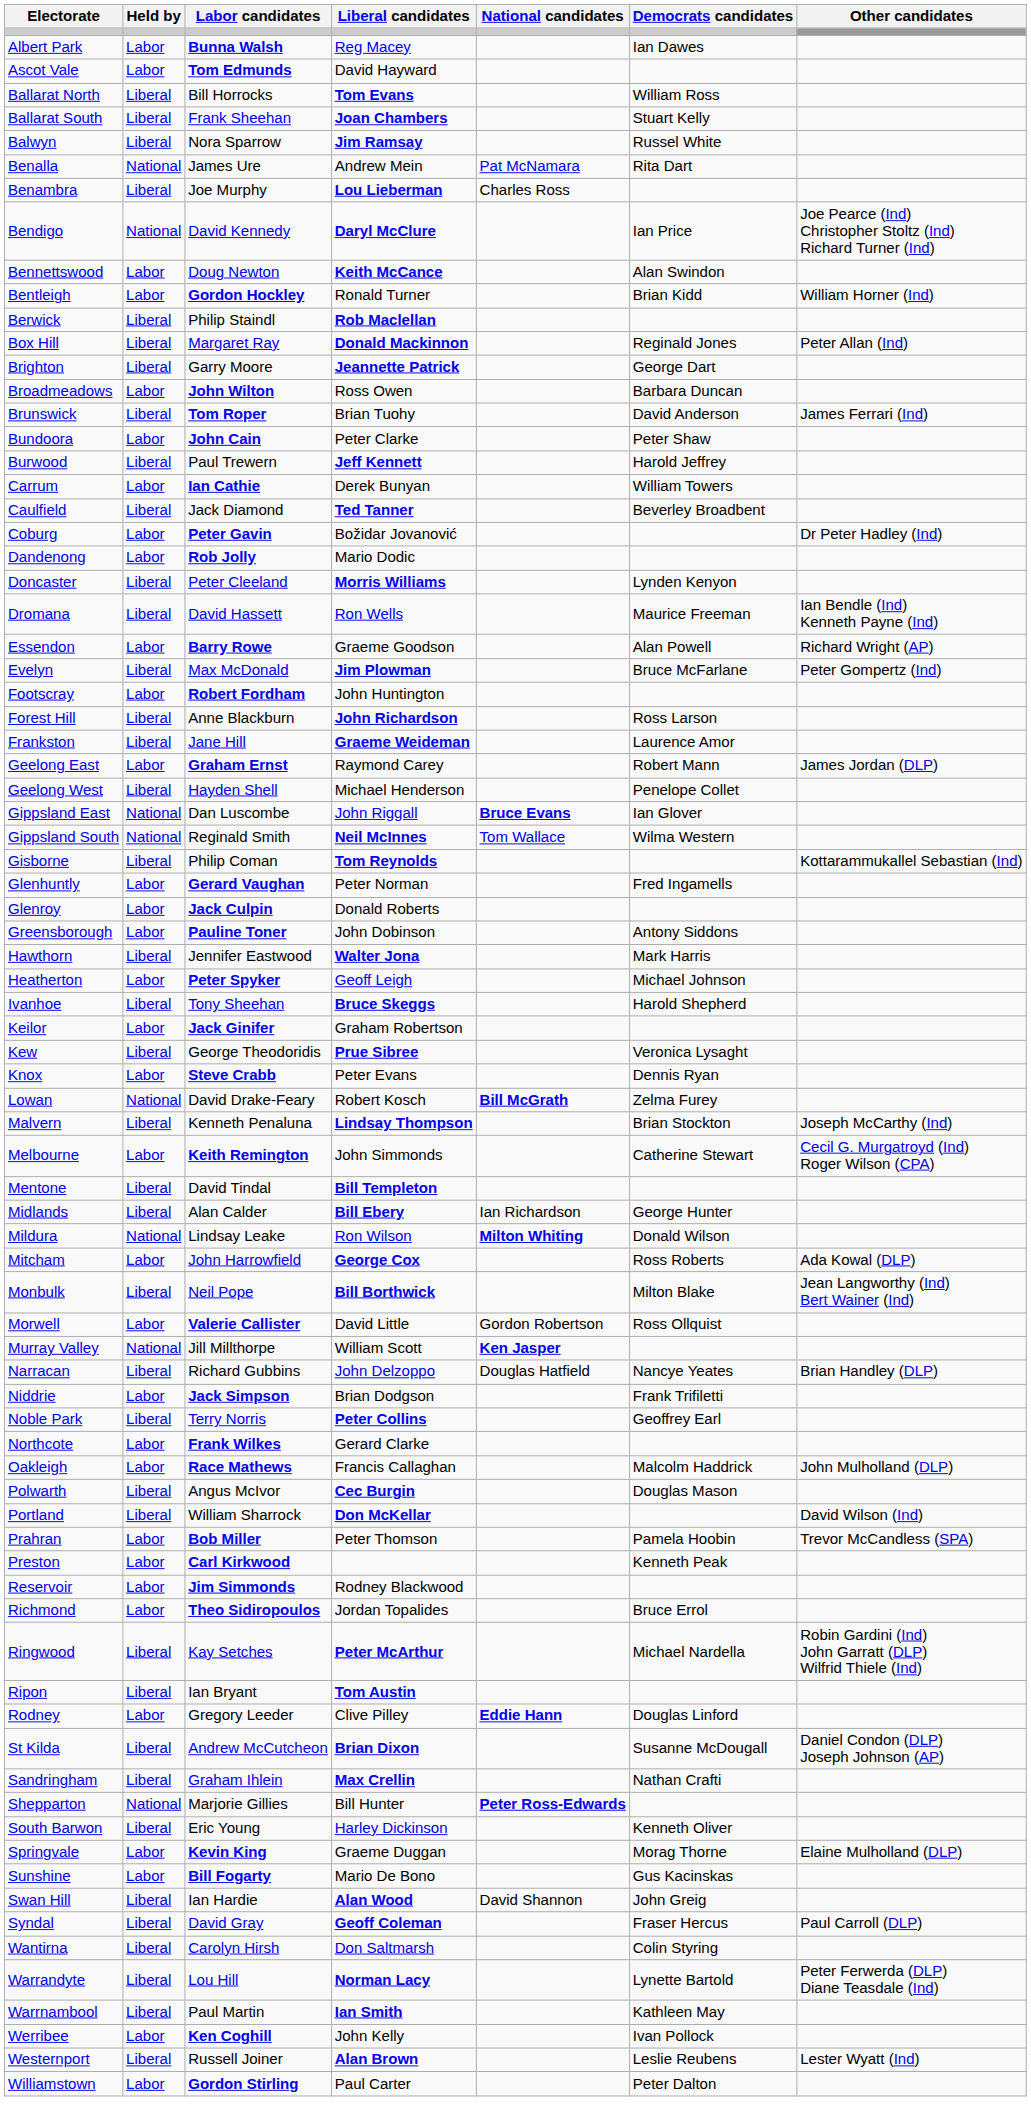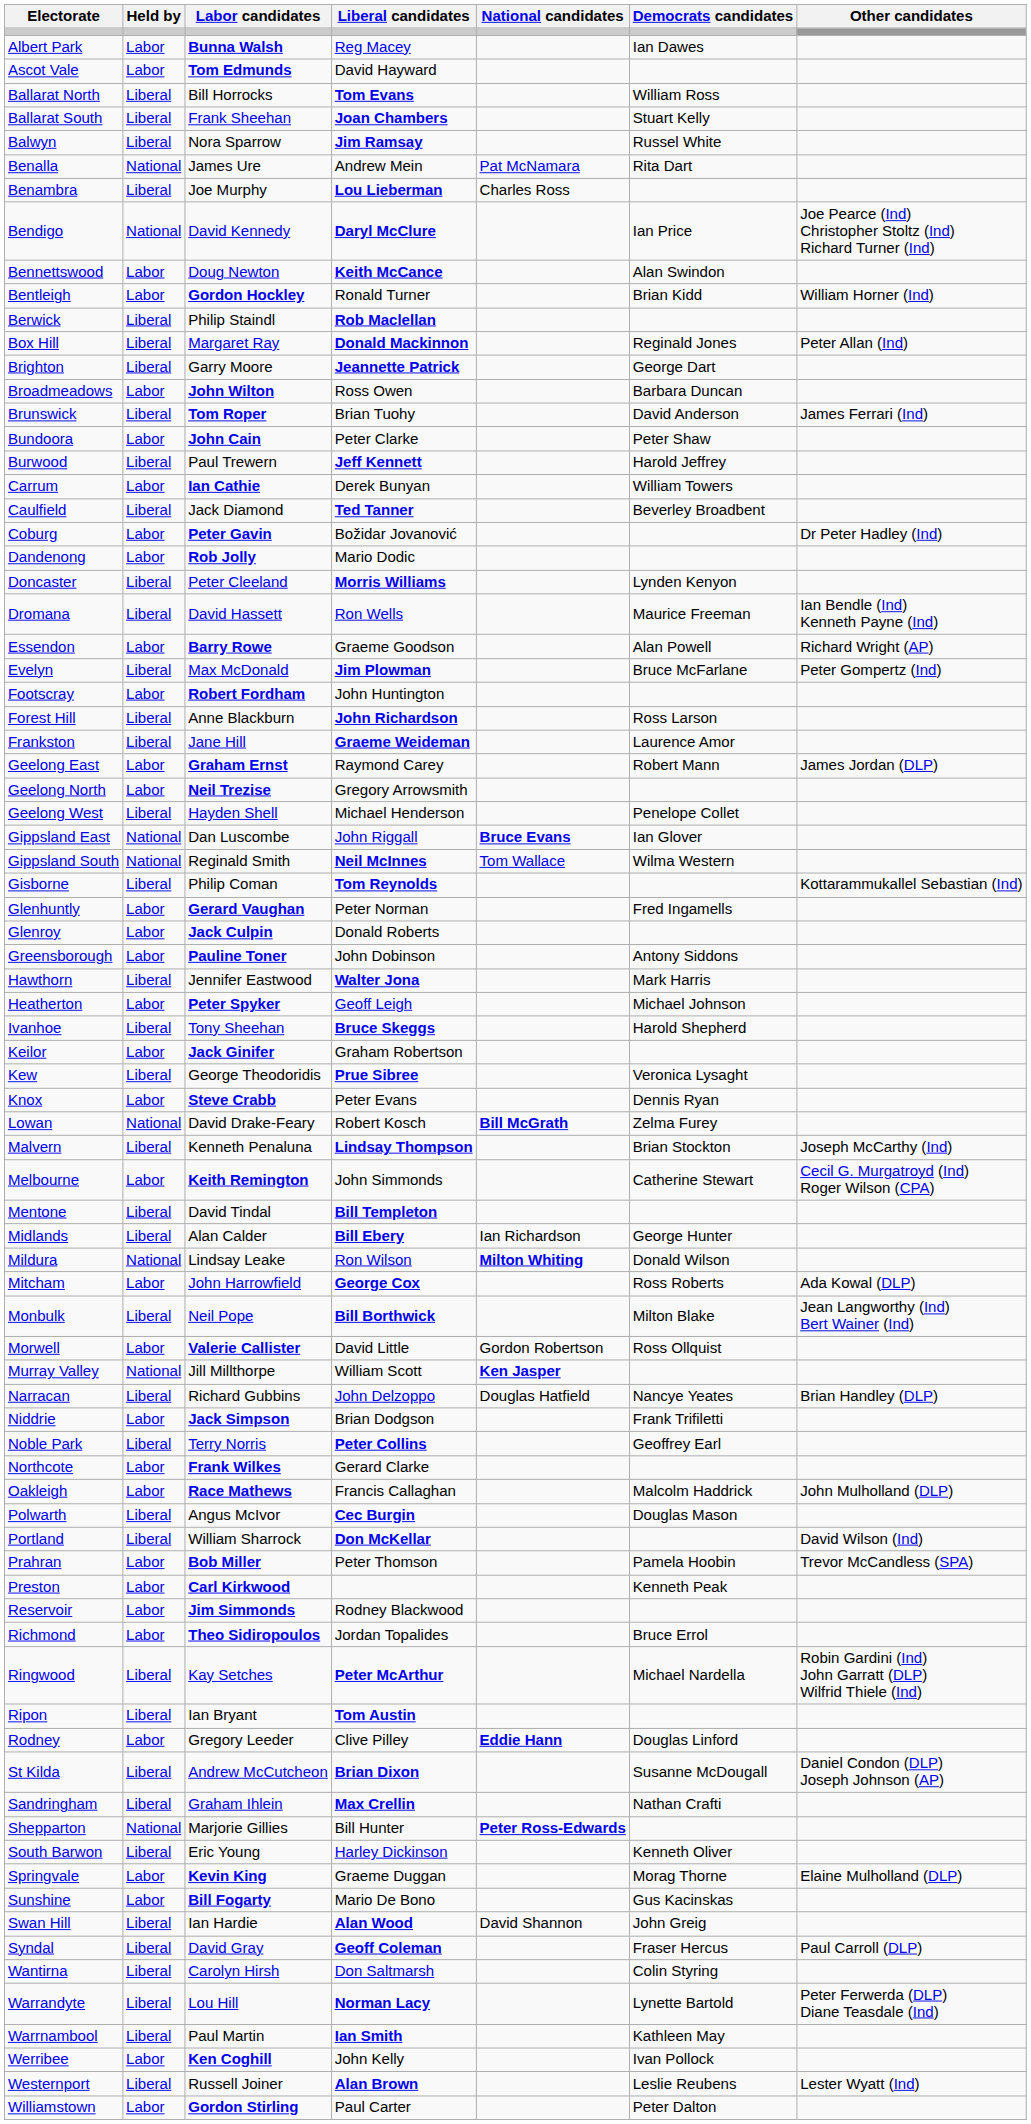+ row: (57, 789)
